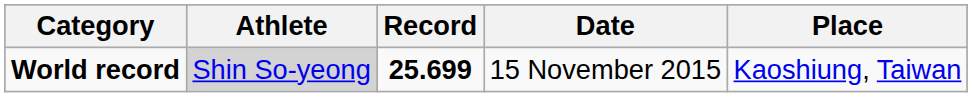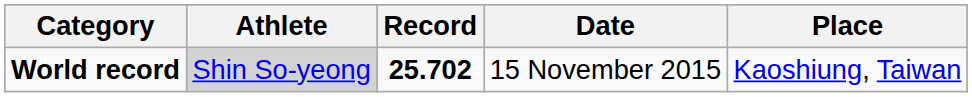(430, 69) 25.699 -> (430, 69) 25.702
